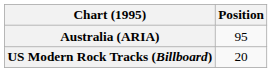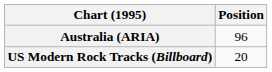(241, 36) 95 -> (241, 36) 96
